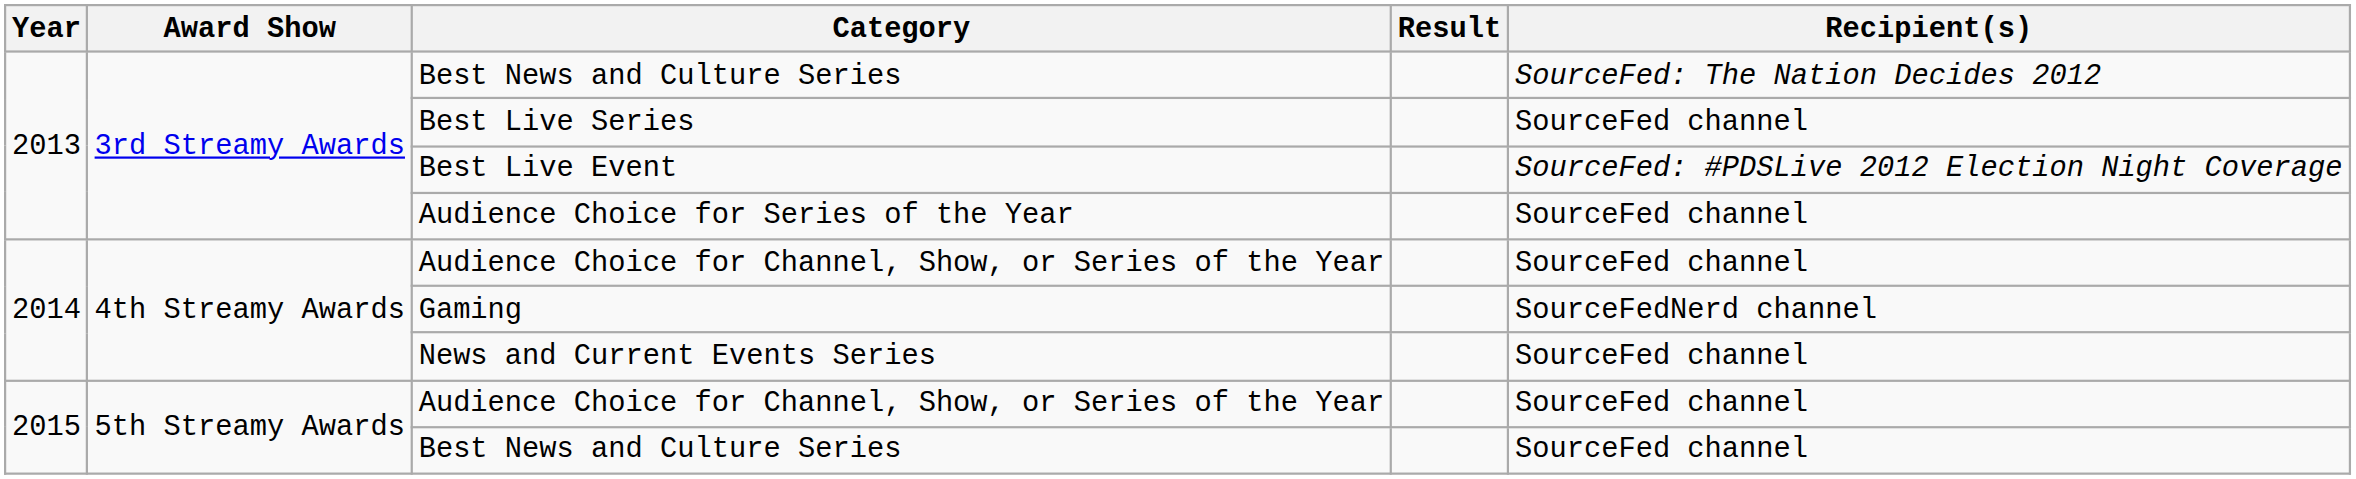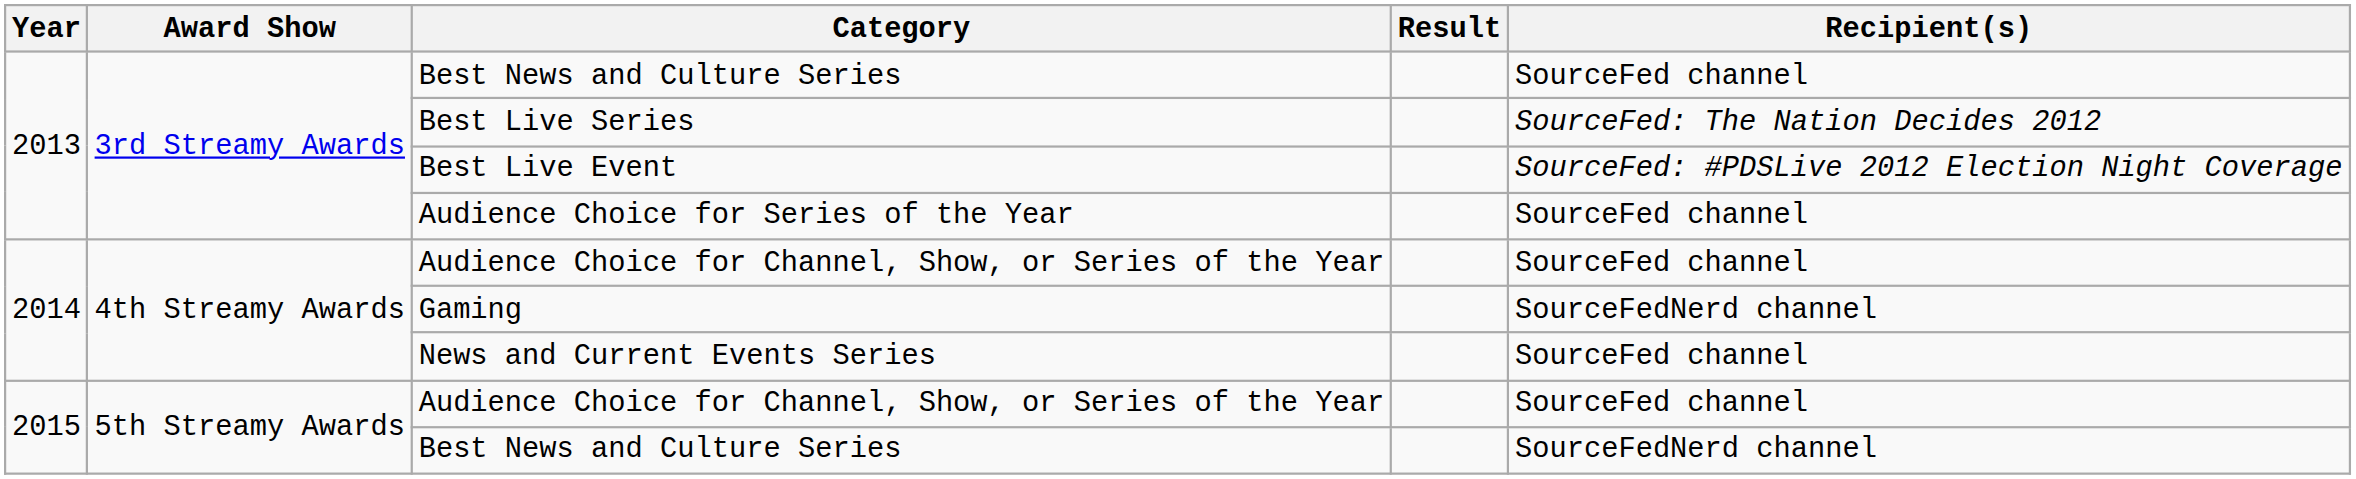(1808, 75) SourceFed: The Nation Decides 2012 -> (1662, 75) SourceFed channel
(1662, 122) SourceFed channel -> (1808, 122) SourceFed: The Nation Decides 2012
(1662, 450) SourceFed channel -> (1696, 450) SourceFedNerd channel
